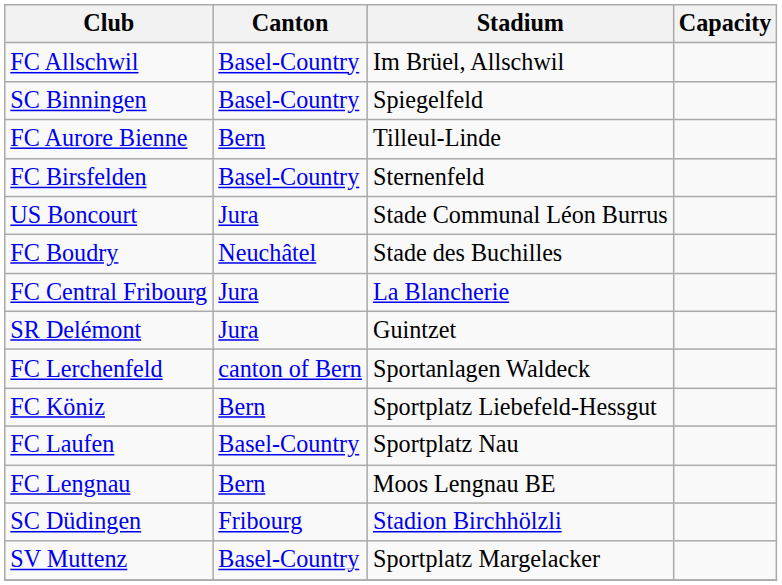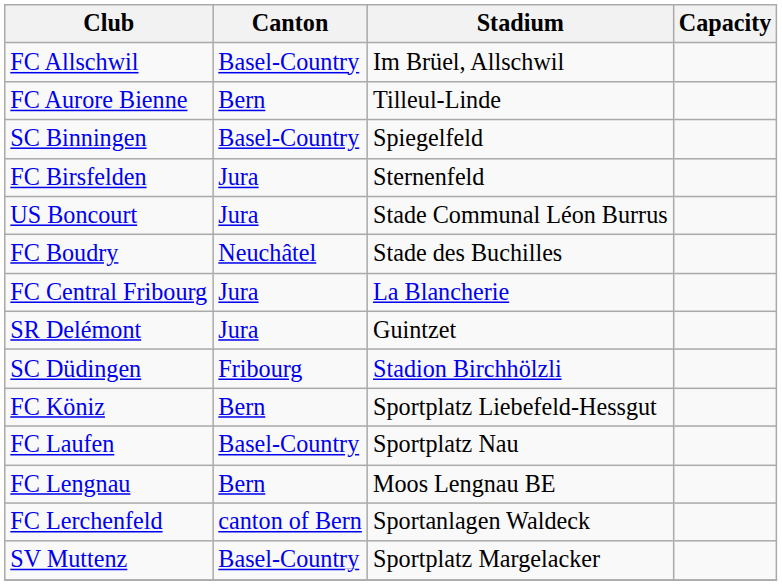rows swapped: (99, 138) <-> (78, 100)
(289, 176) Basel-Country -> (238, 176) Jura
rows swapped: (76, 521) <-> (86, 368)
